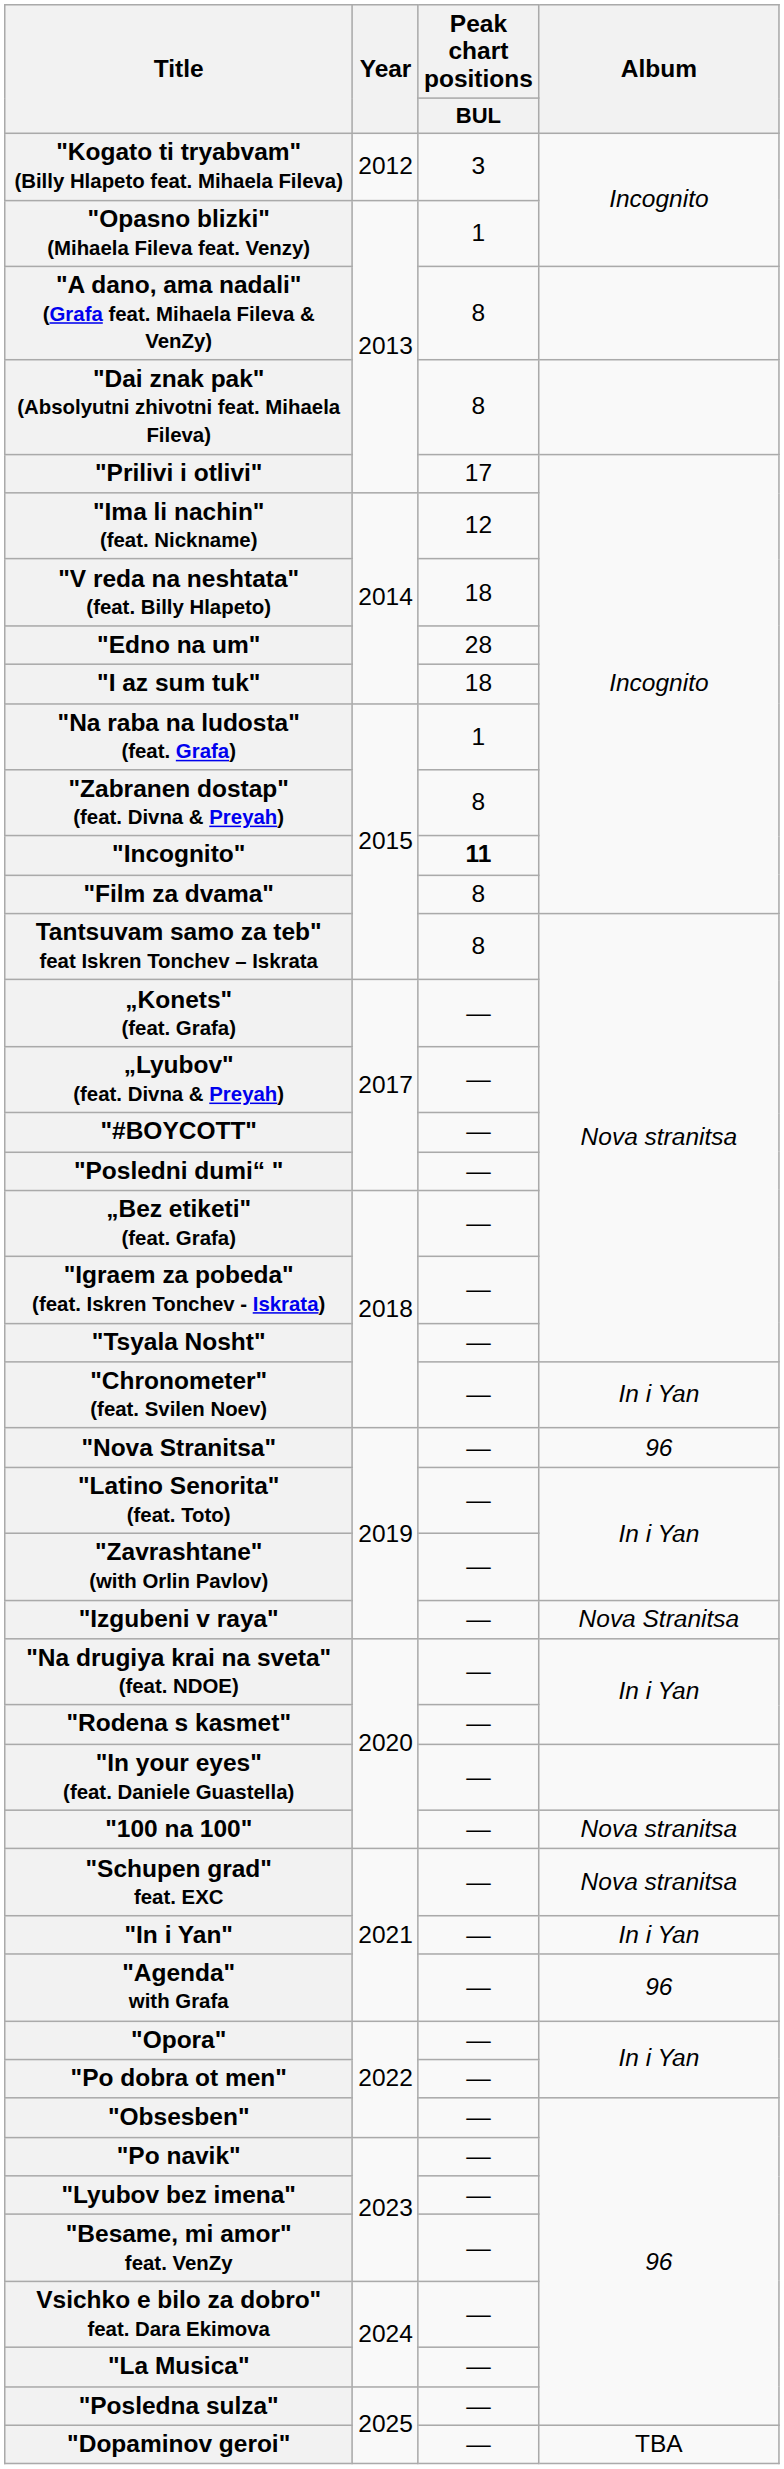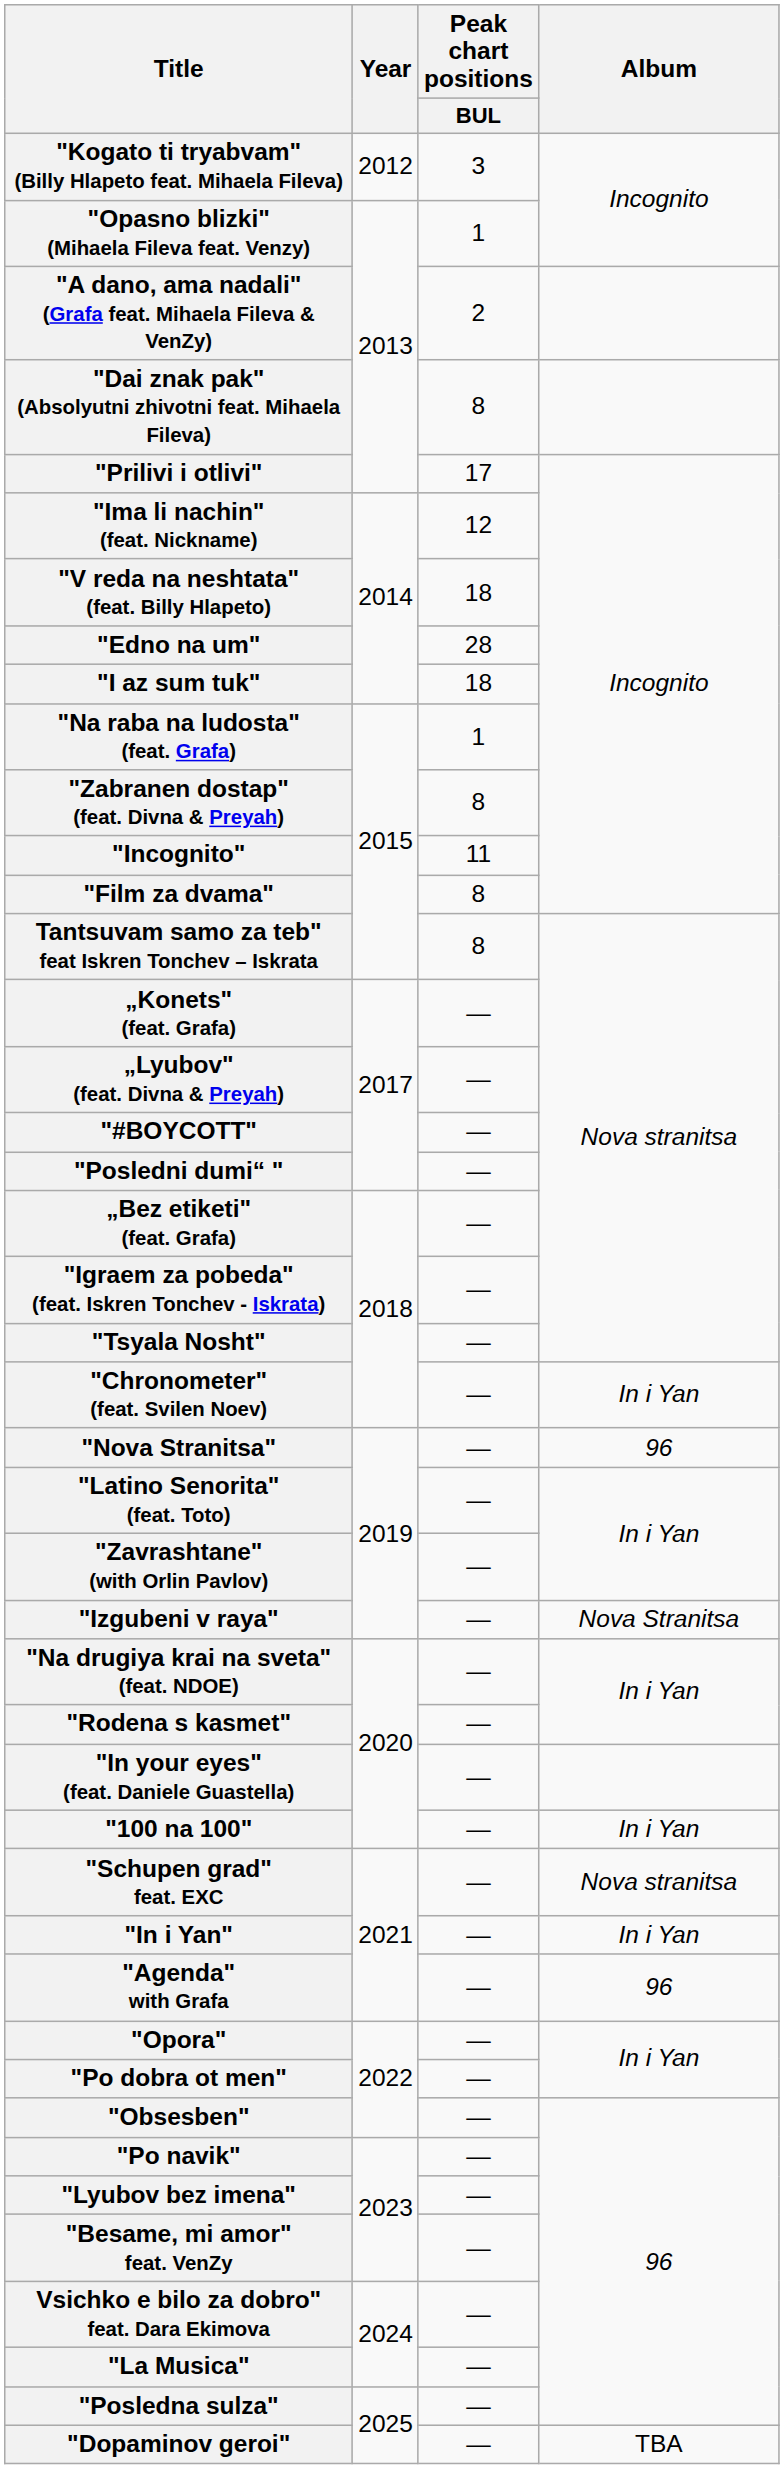(478, 312) 8 -> (478, 312) 2
(478, 855) bold -> (478, 855) normal
(659, 1829) Nova stranitsa -> (659, 1829) In i Yan
